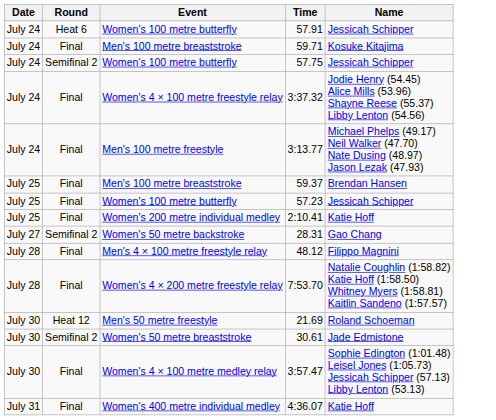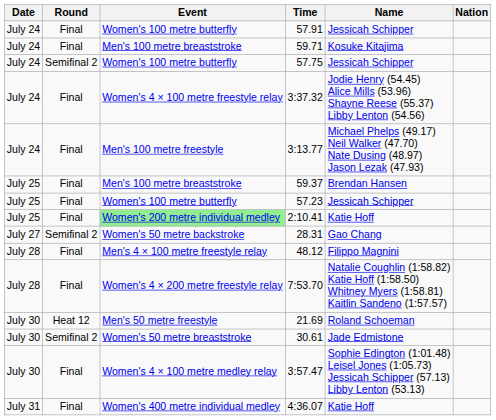+ column: (472, 12)
(71, 29) Heat 6 -> (71, 29) Final
(191, 218) no background -> (191, 218) lightgreen background
